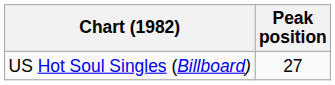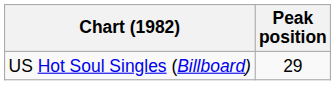(293, 65) 27 -> (293, 65) 29
